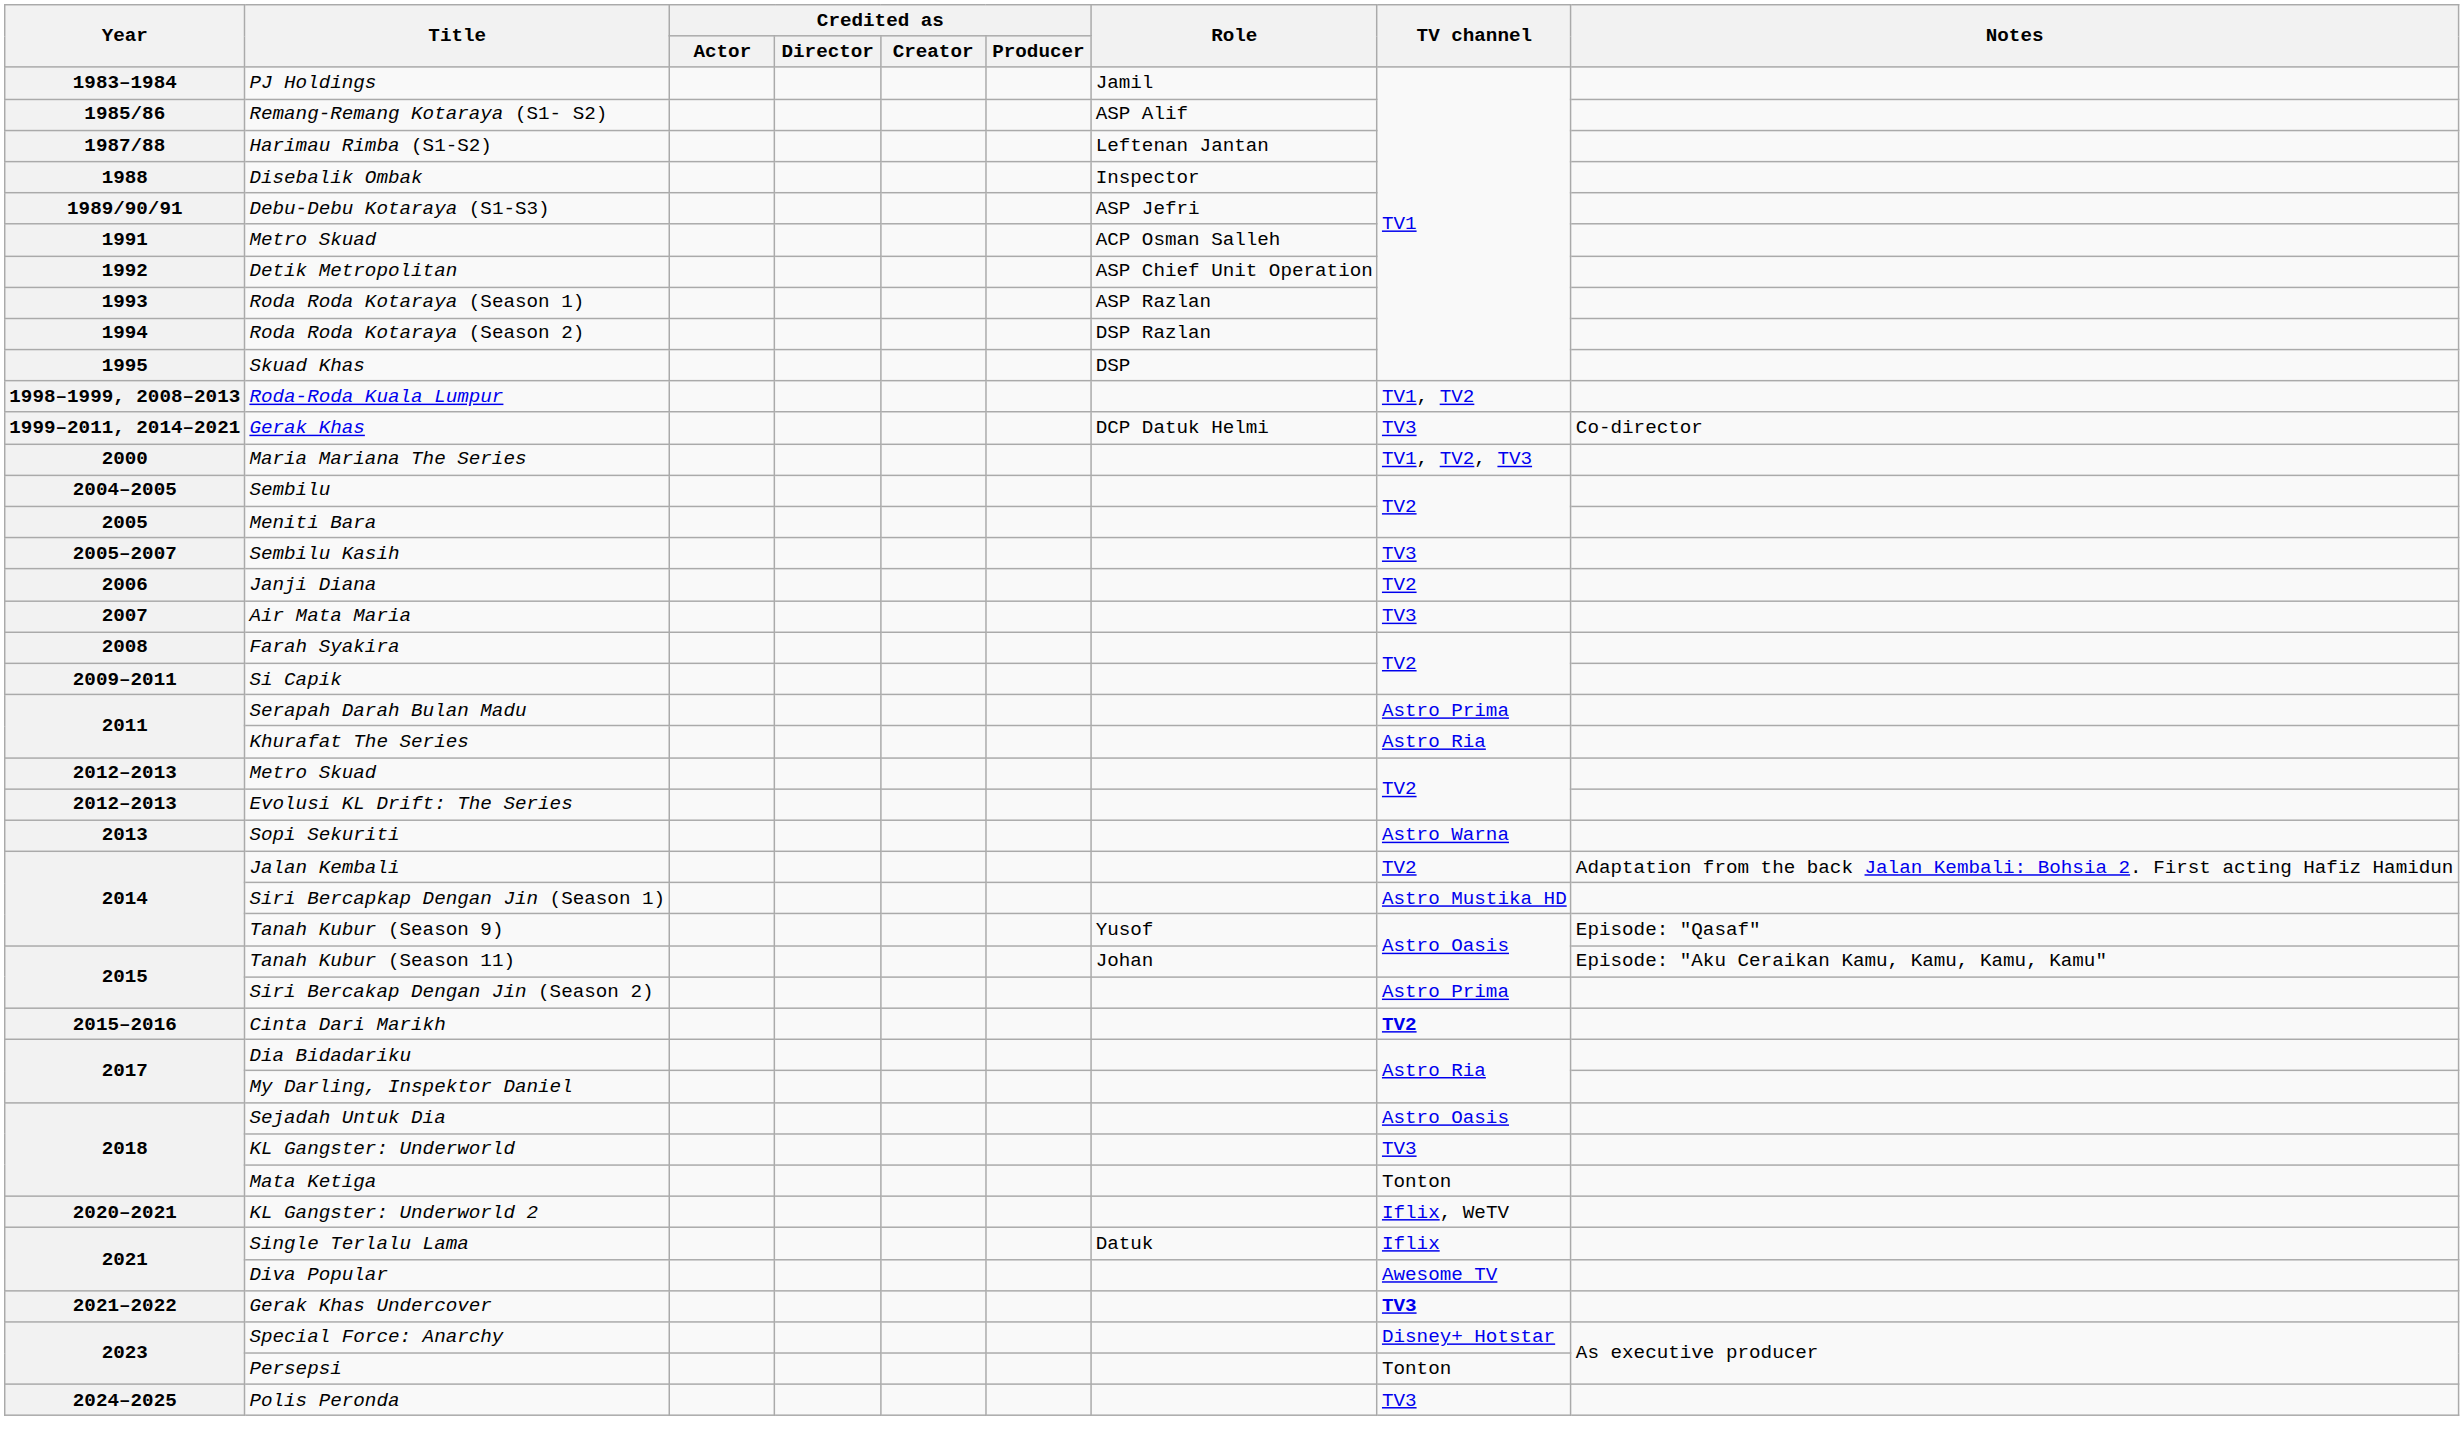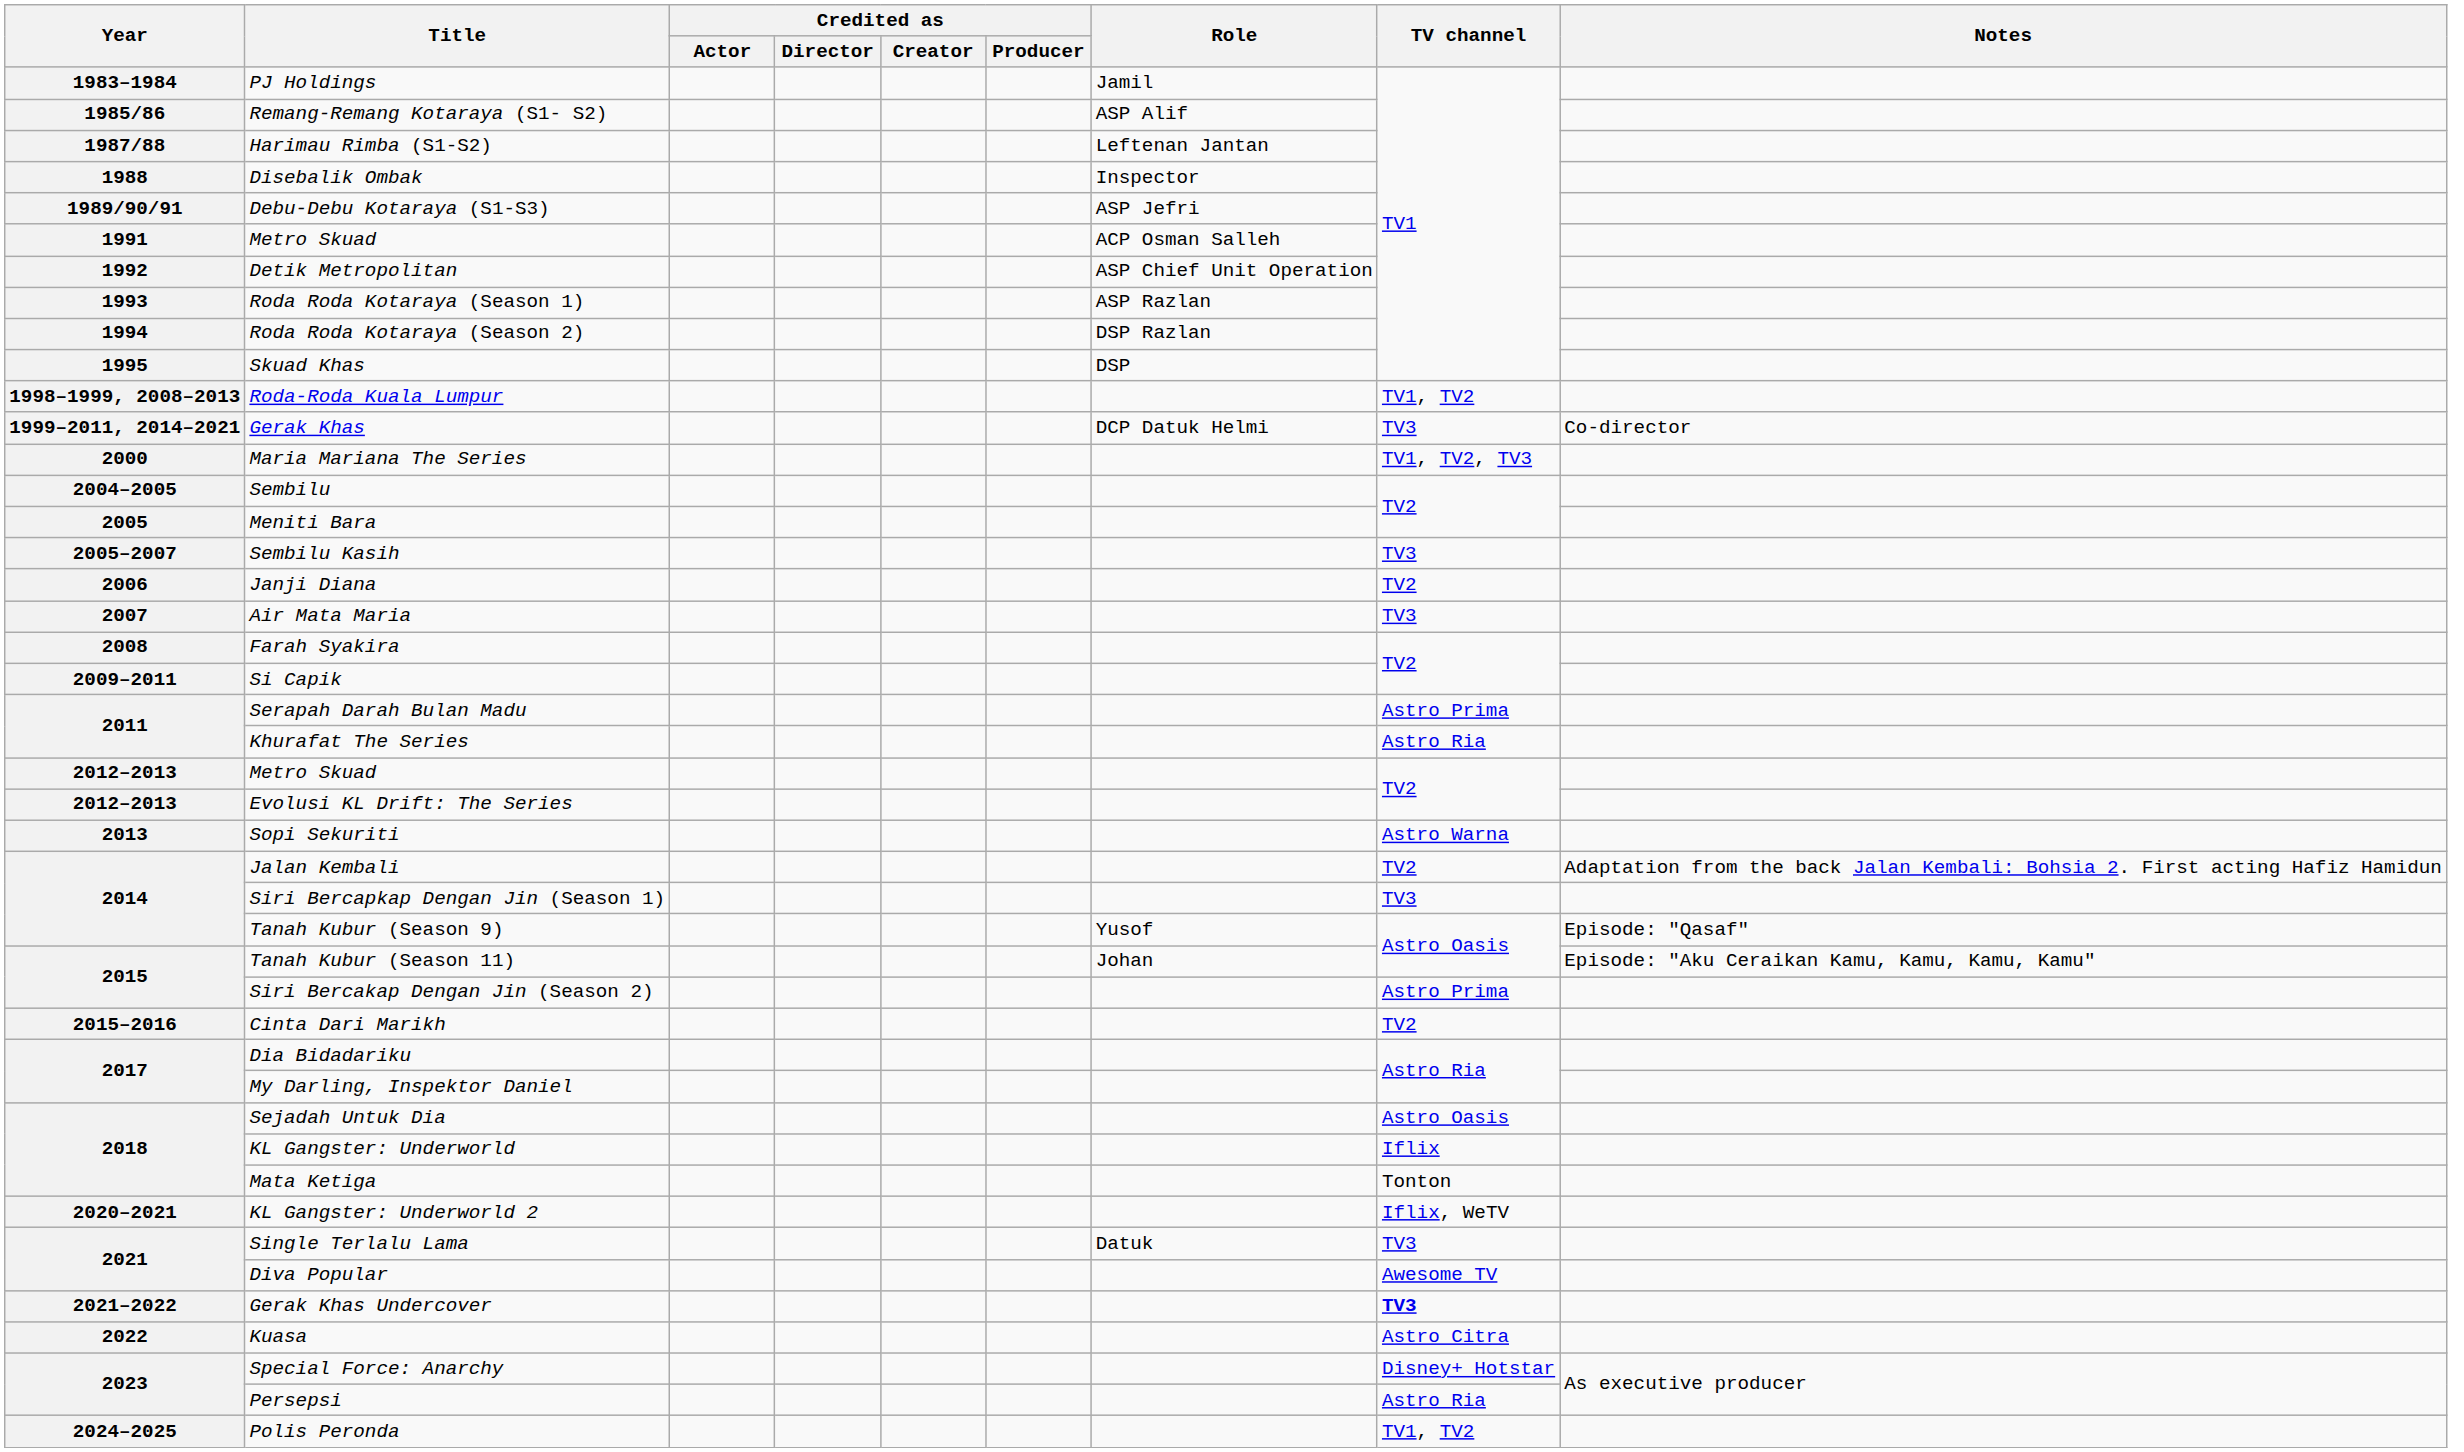(1474, 898) Astro Mustika HD -> (1399, 898) TV3
(1399, 1024) bold -> (1399, 1024) normal
(1399, 1149) TV3 -> (1411, 1149) Iflix
(1411, 1243) Iflix -> (1399, 1243) TV3
+ row: (125, 1337)
(1417, 1369) Tonton -> (1434, 1400) Astro Ria
(1399, 1400) TV3 -> (1428, 1432) TV1, TV2
